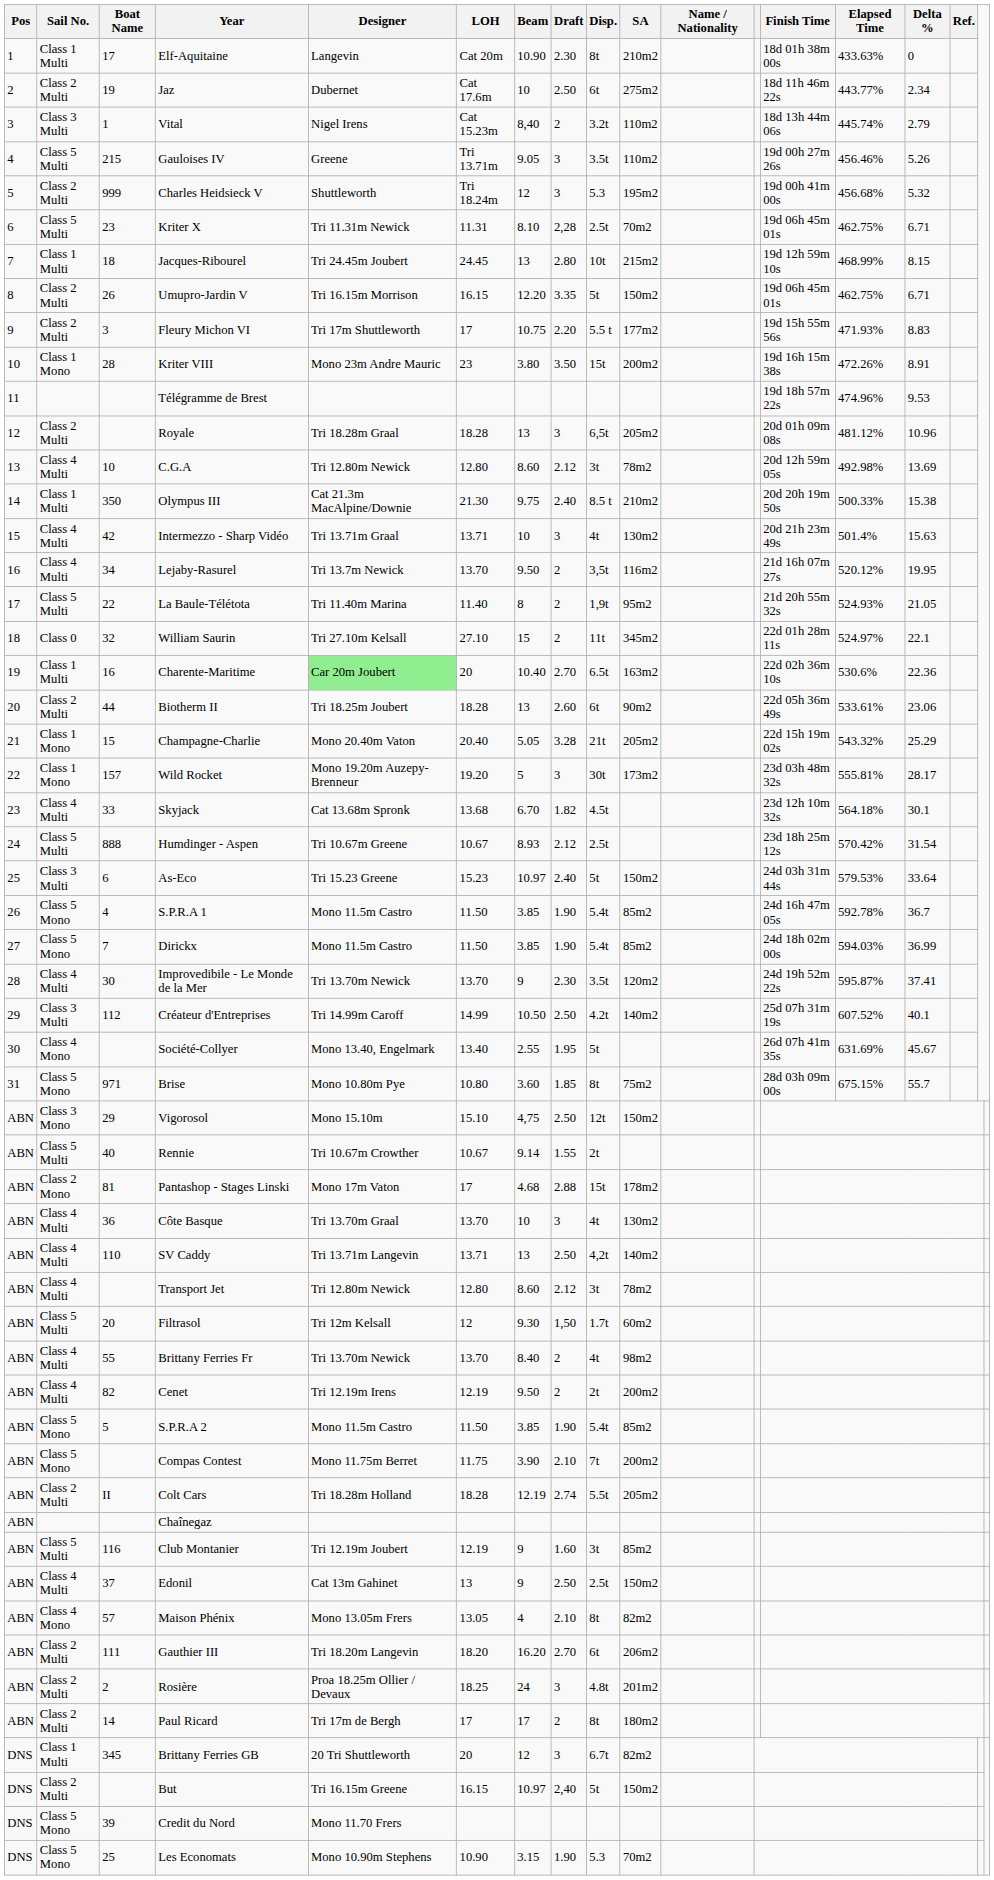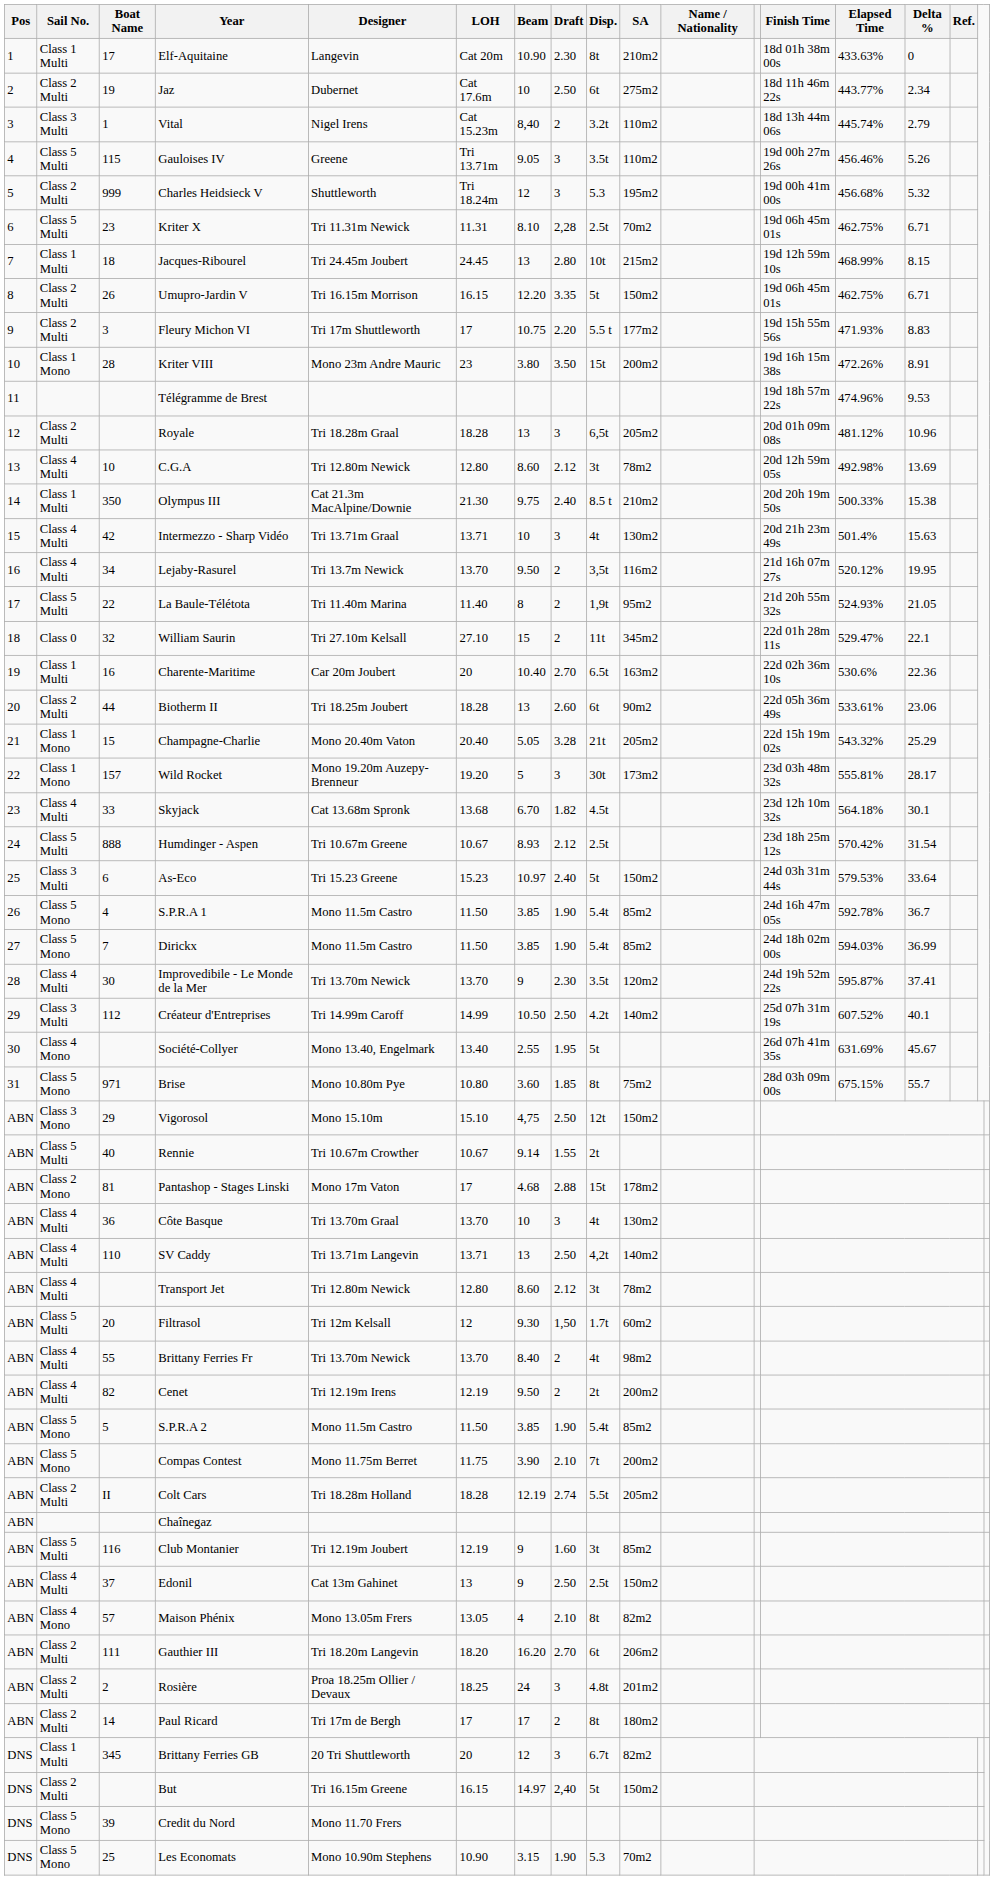(112, 158) 215 -> (111, 158) 115
(861, 638) 524.97% -> (861, 638) 529.47%
(353, 672) lightgreen background -> (353, 672) no background
(532, 1789) 10.97 -> (532, 1789) 14.97
